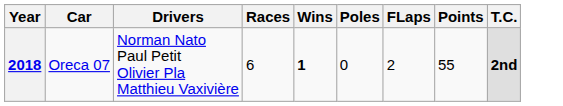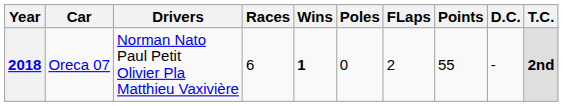+ column: (506, 16)
